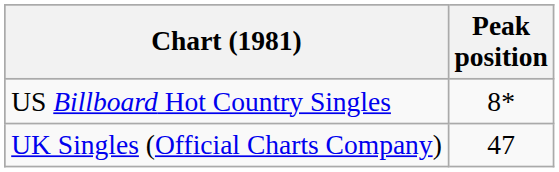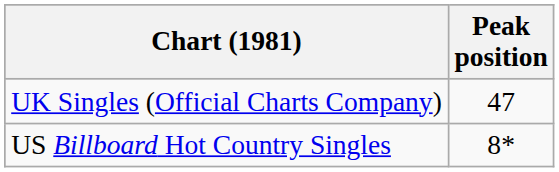rows swapped: (226, 144) <-> (201, 100)
